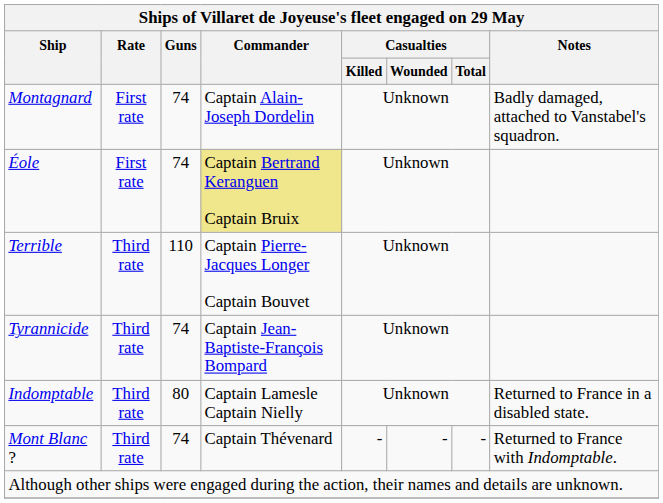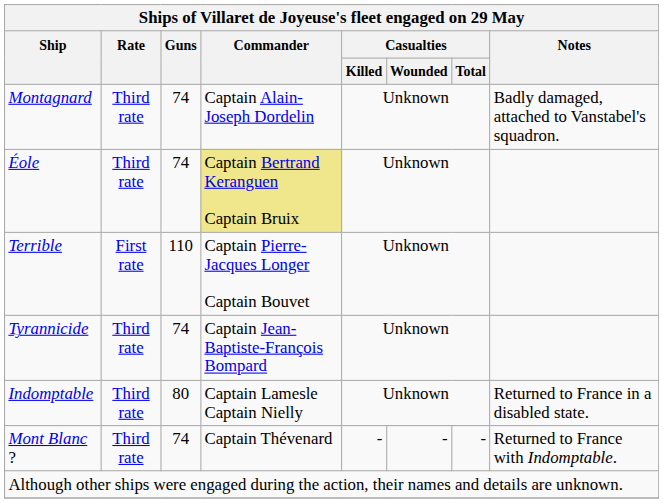(131, 107) First rate -> (131, 107) Third rate
(131, 171) First rate -> (131, 171) Third rate
(131, 254) Third rate -> (131, 254) First rate
